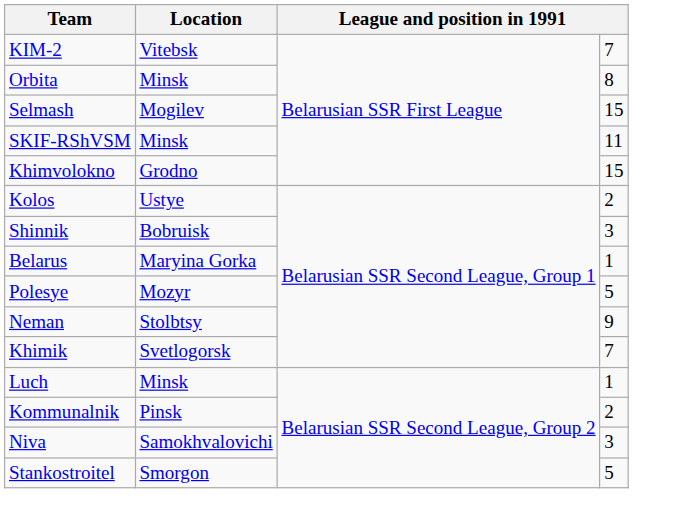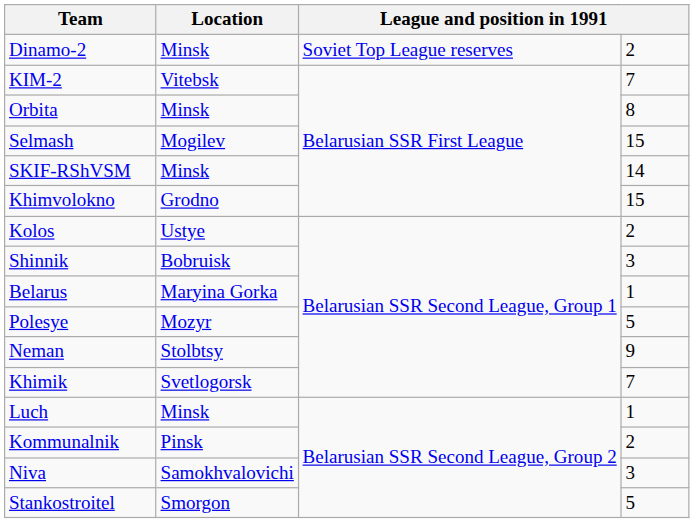+ row: (48, 49)
(614, 140) 11 -> (635, 170) 14
